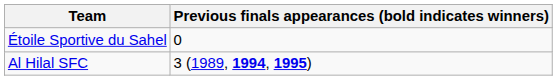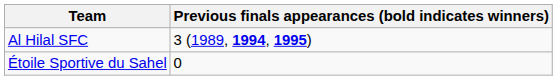rows swapped: (48, 63) <-> (87, 39)
